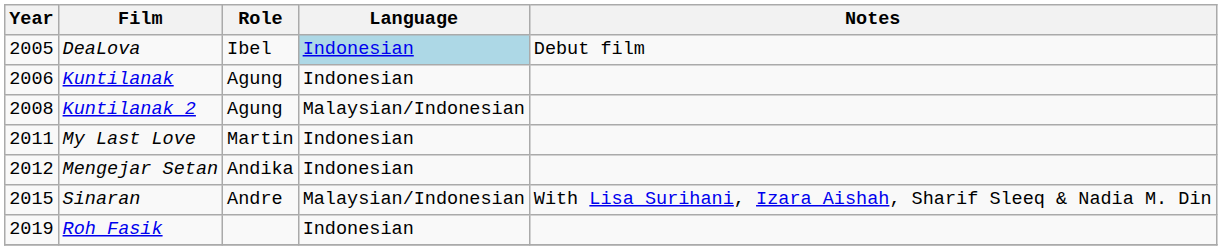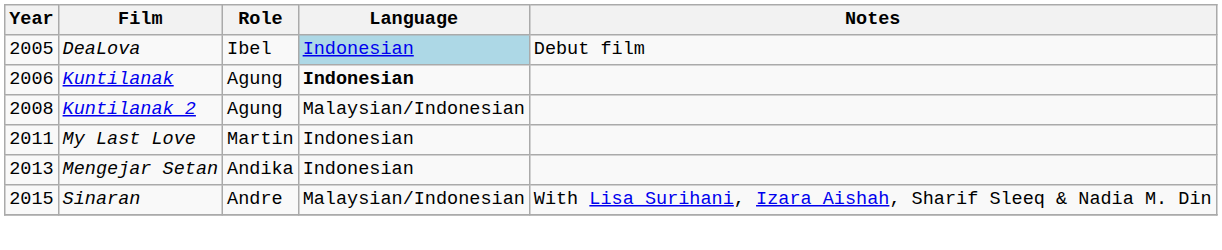(358, 80) normal -> (358, 80) bold
(31, 170) 2012 -> (31, 170) 2013
- row: (113, 229)
